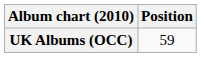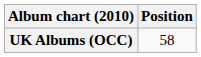(167, 40) 59 -> (167, 40) 58
